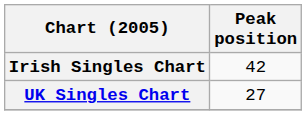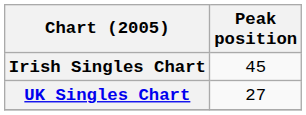(256, 67) 42 -> (256, 67) 45
